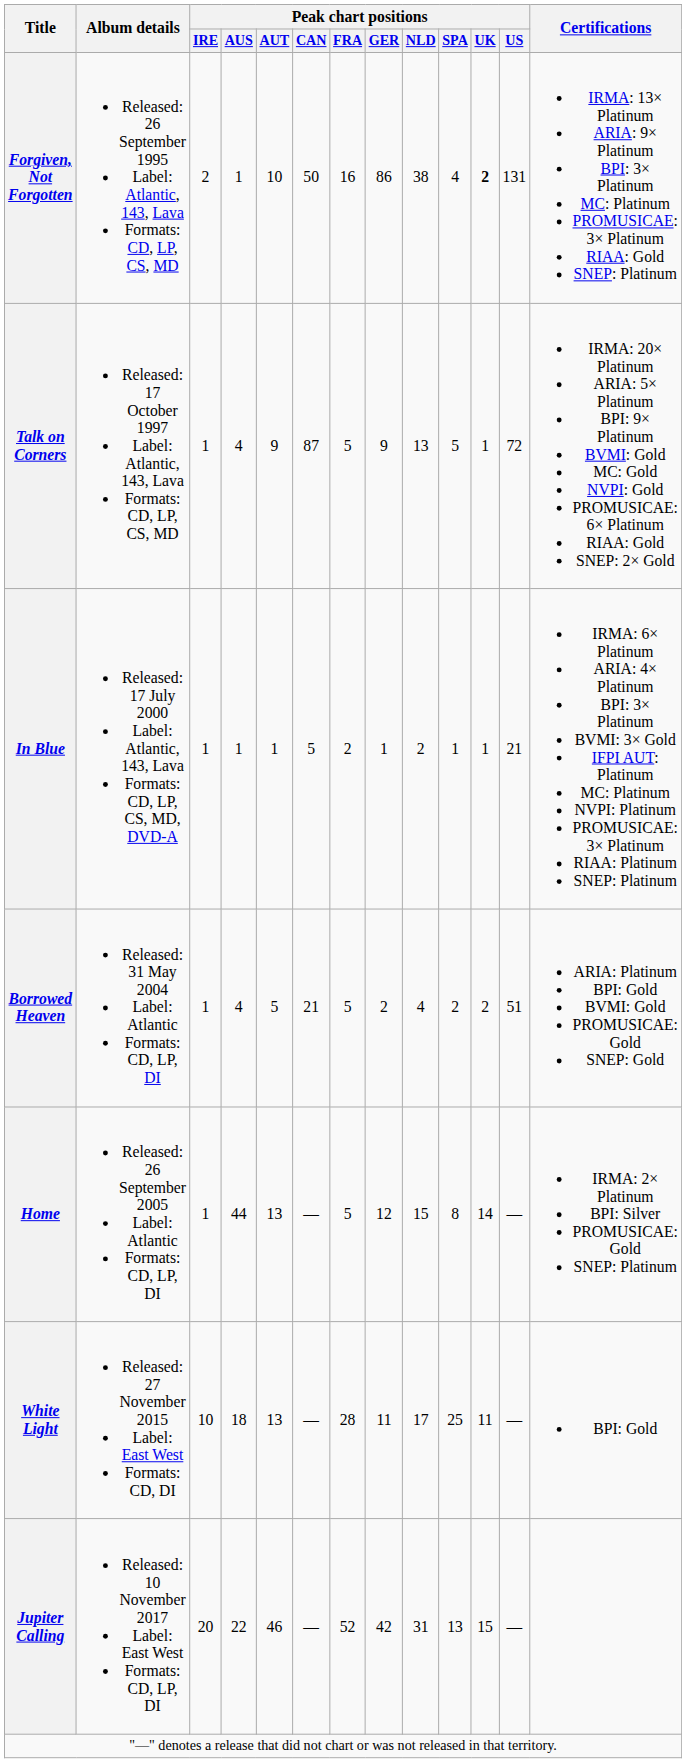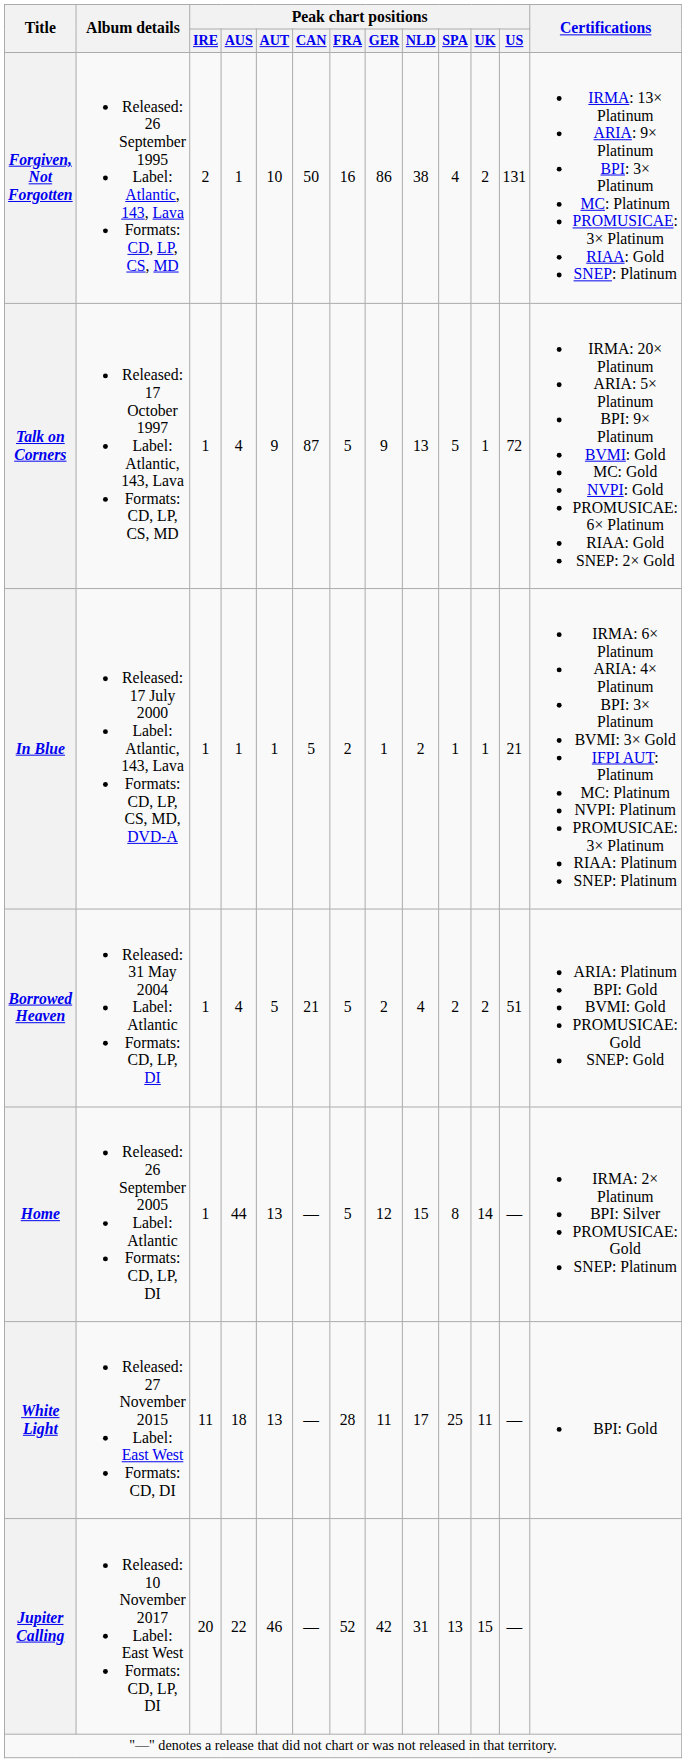(485, 177) bold -> (485, 177) normal
(206, 1420) 10 -> (206, 1420) 11
